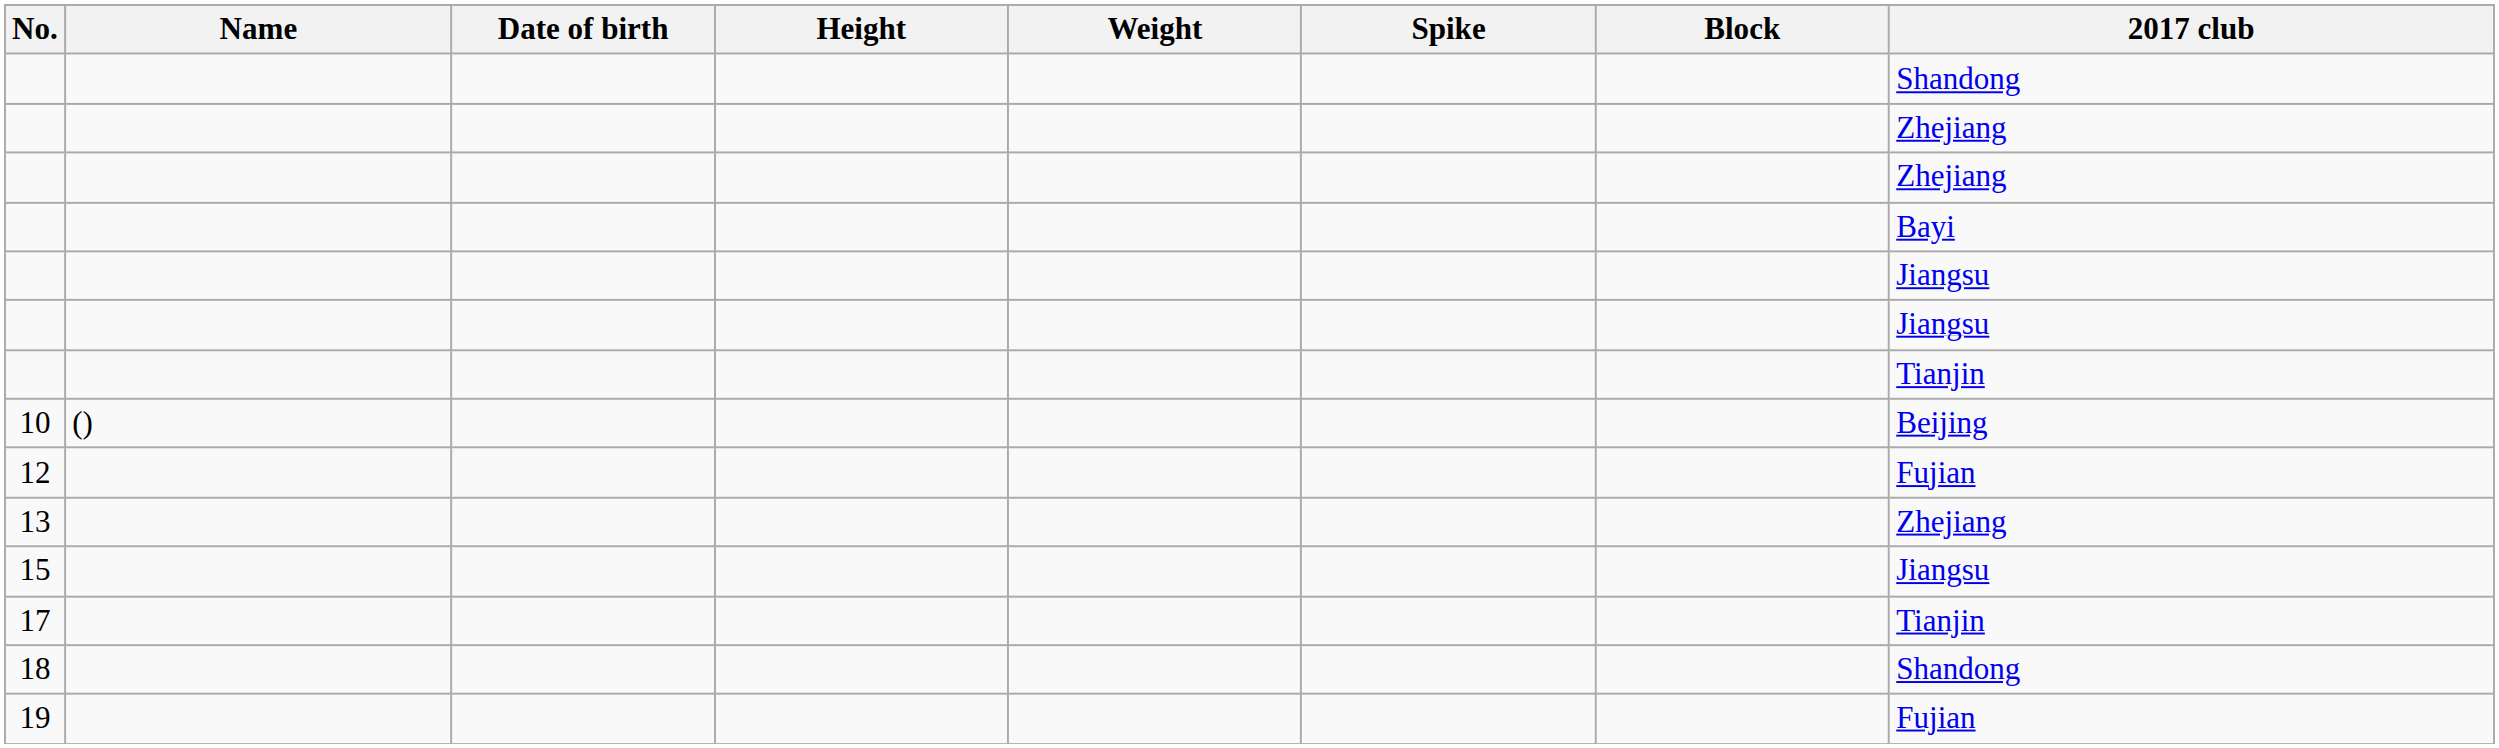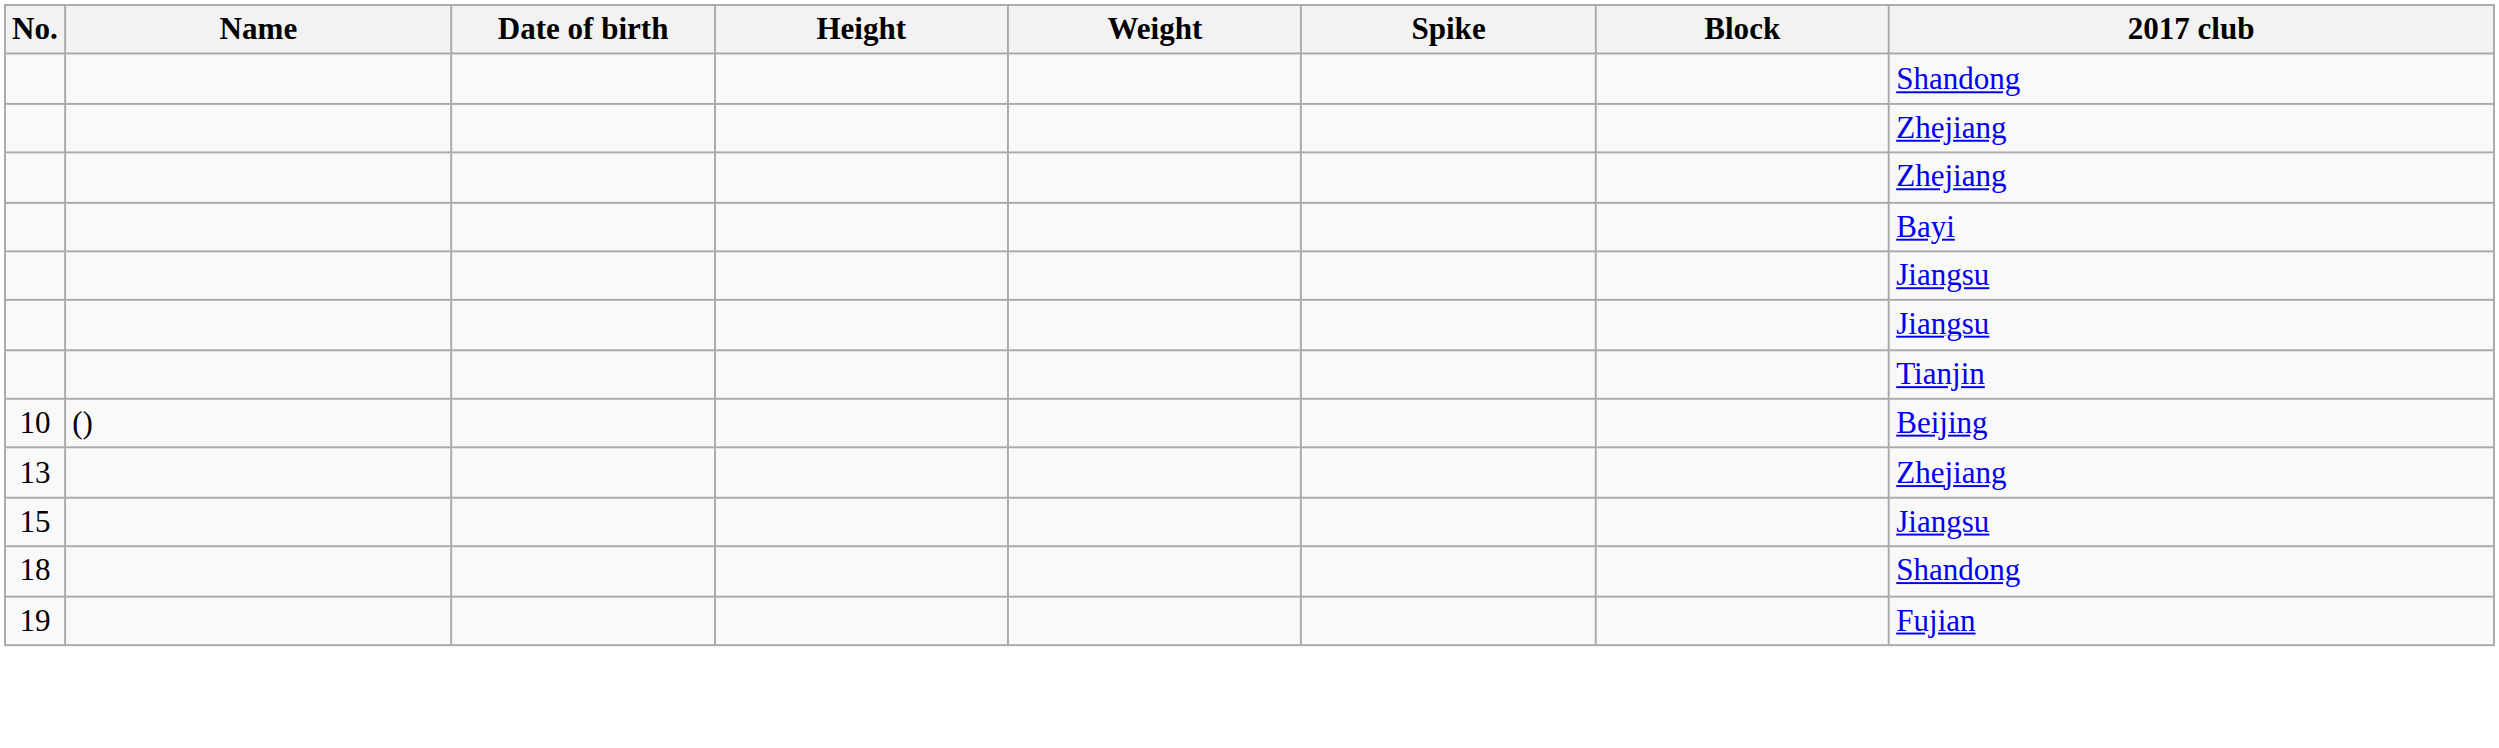- row: (35, 472)
- row: (35, 619)
